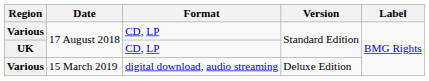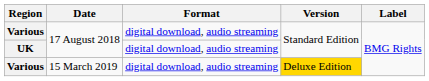(142, 31) CD, LP -> (202, 31) digital download, audio streaming
(142, 48) CD, LP -> (202, 48) digital download, audio streaming
(317, 66) no background -> (317, 66) gold background
